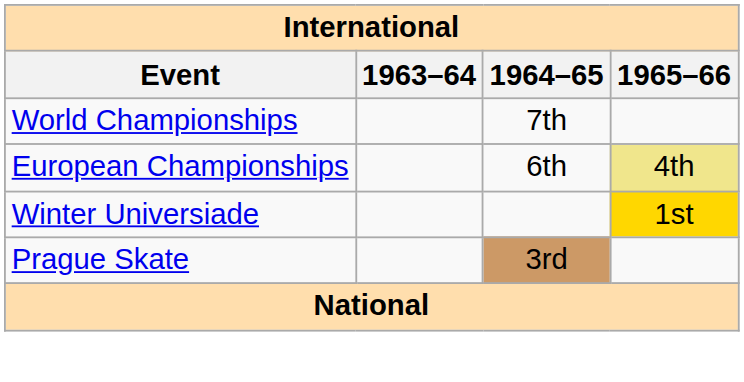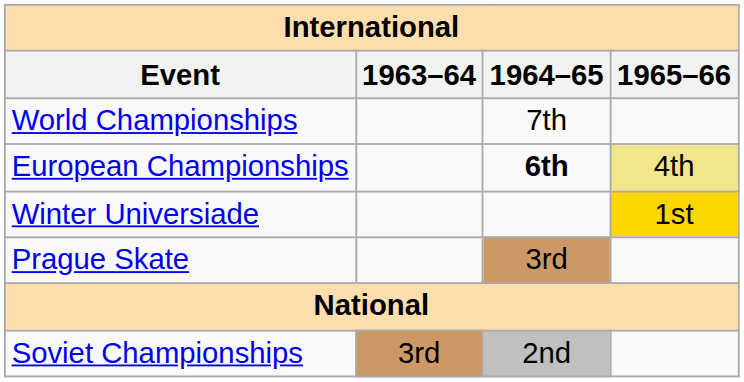(547, 167) normal -> (547, 167) bold
+ row: (157, 352)
